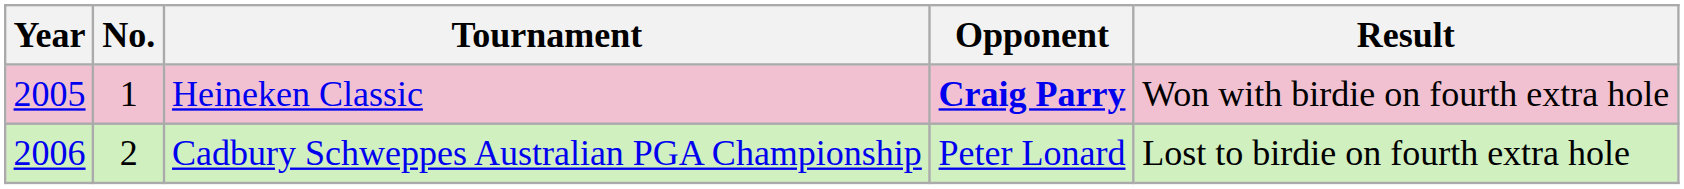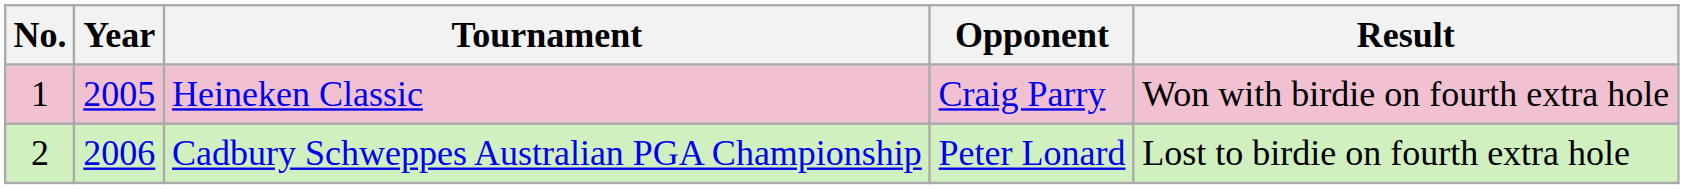columns swapped: (129, 34) <-> (50, 34)
(1032, 93) bold -> (1022, 93) normal
